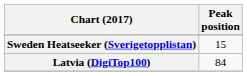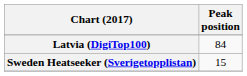rows swapped: (102, 62) <-> (102, 44)
